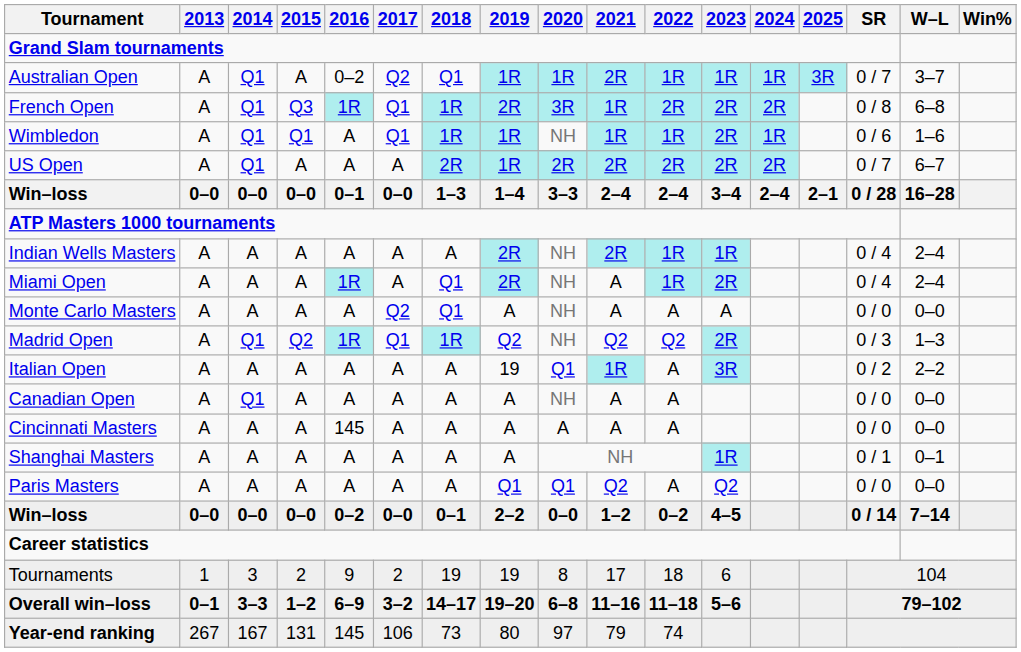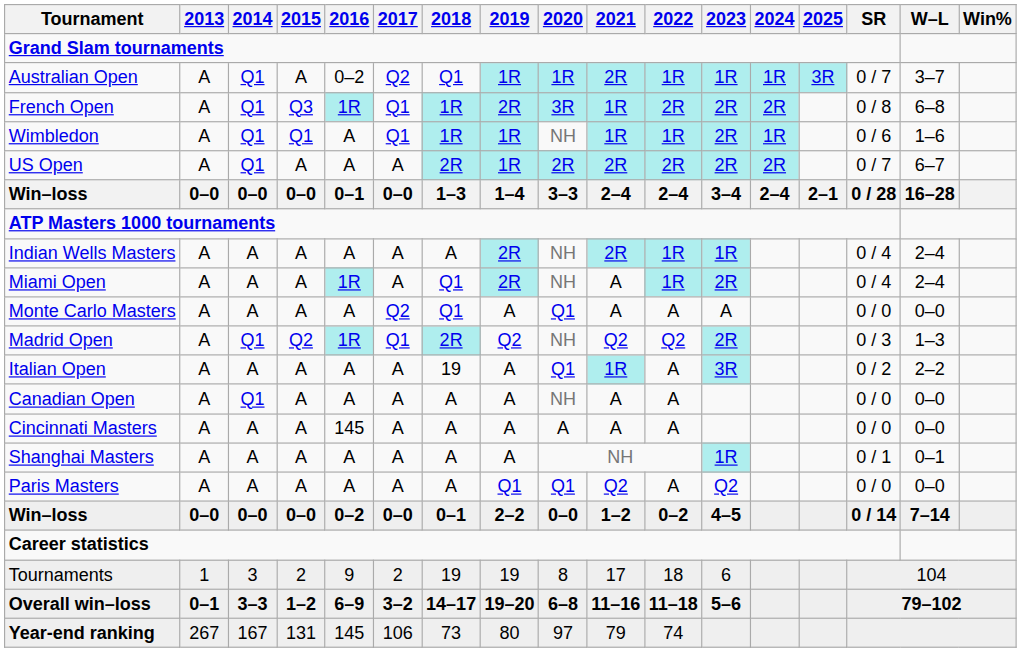(563, 310) NH -> (563, 310) Q1
(451, 340) 1R -> (451, 340) 2R
(451, 369) A -> (451, 369) 19
(510, 369) 19 -> (510, 369) A
